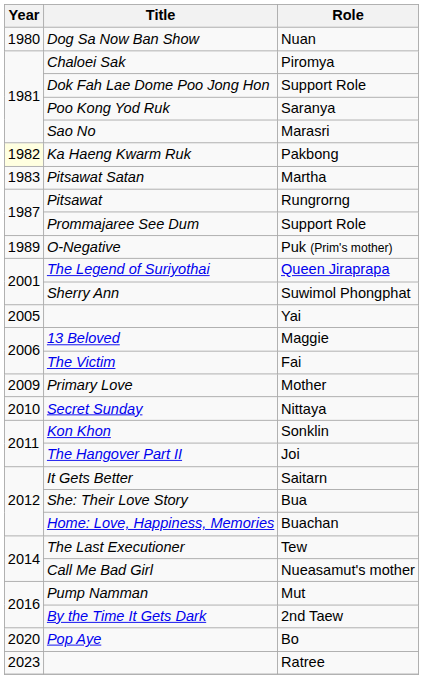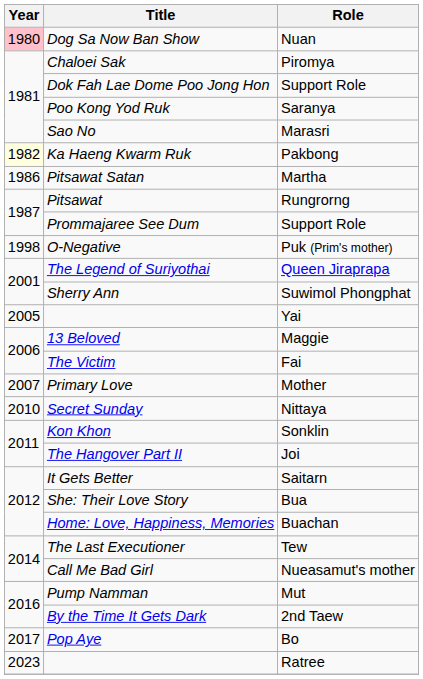(24, 39) no background -> (24, 39) pink background
(24, 177) 1983 -> (24, 177) 1986
(24, 246) 1989 -> (24, 246) 1998
(24, 385) 2009 -> (24, 385) 2007
(24, 639) 2020 -> (24, 639) 2017
